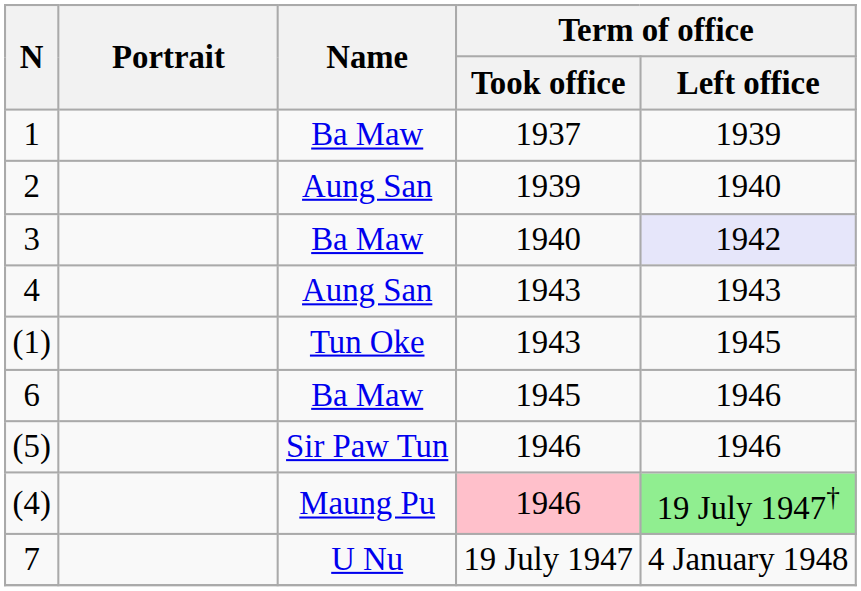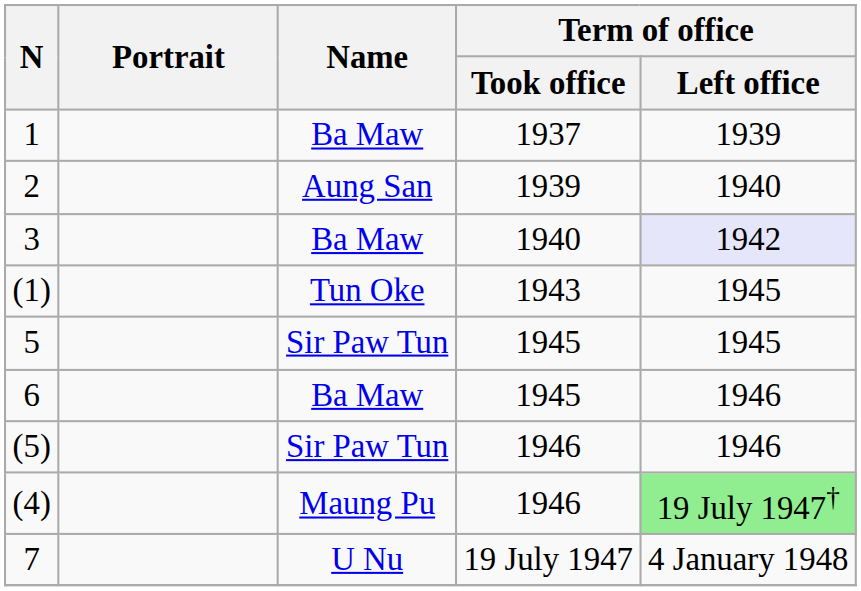- row: (32, 290)
+ row: (32, 342)
(548, 503) pink background -> (548, 503) no background
